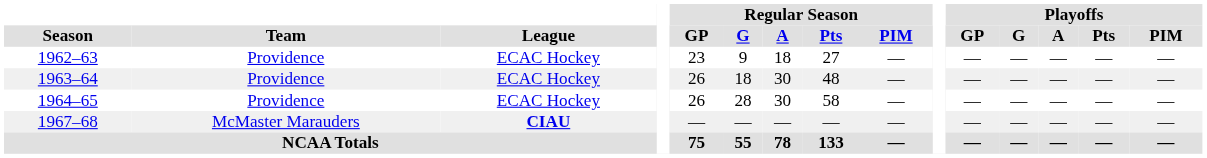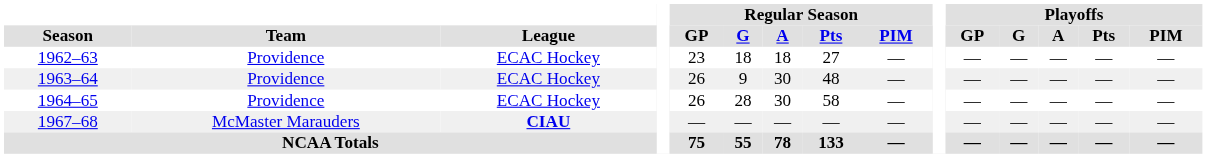(743, 57) 9 -> (743, 57) 18
(743, 78) 18 -> (743, 78) 9
